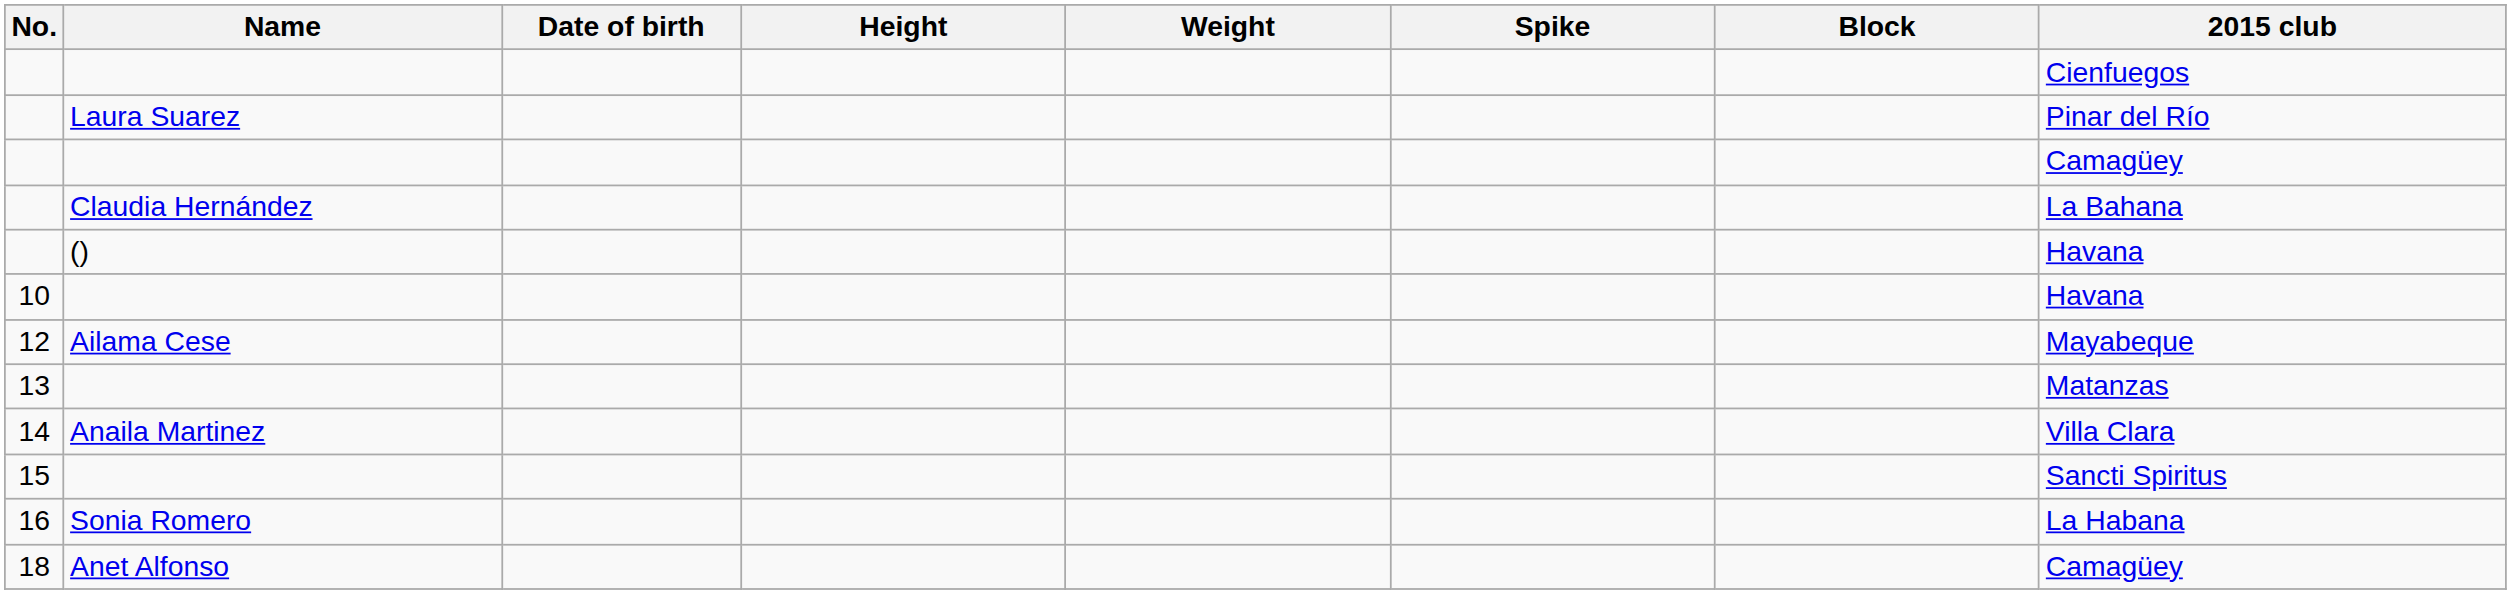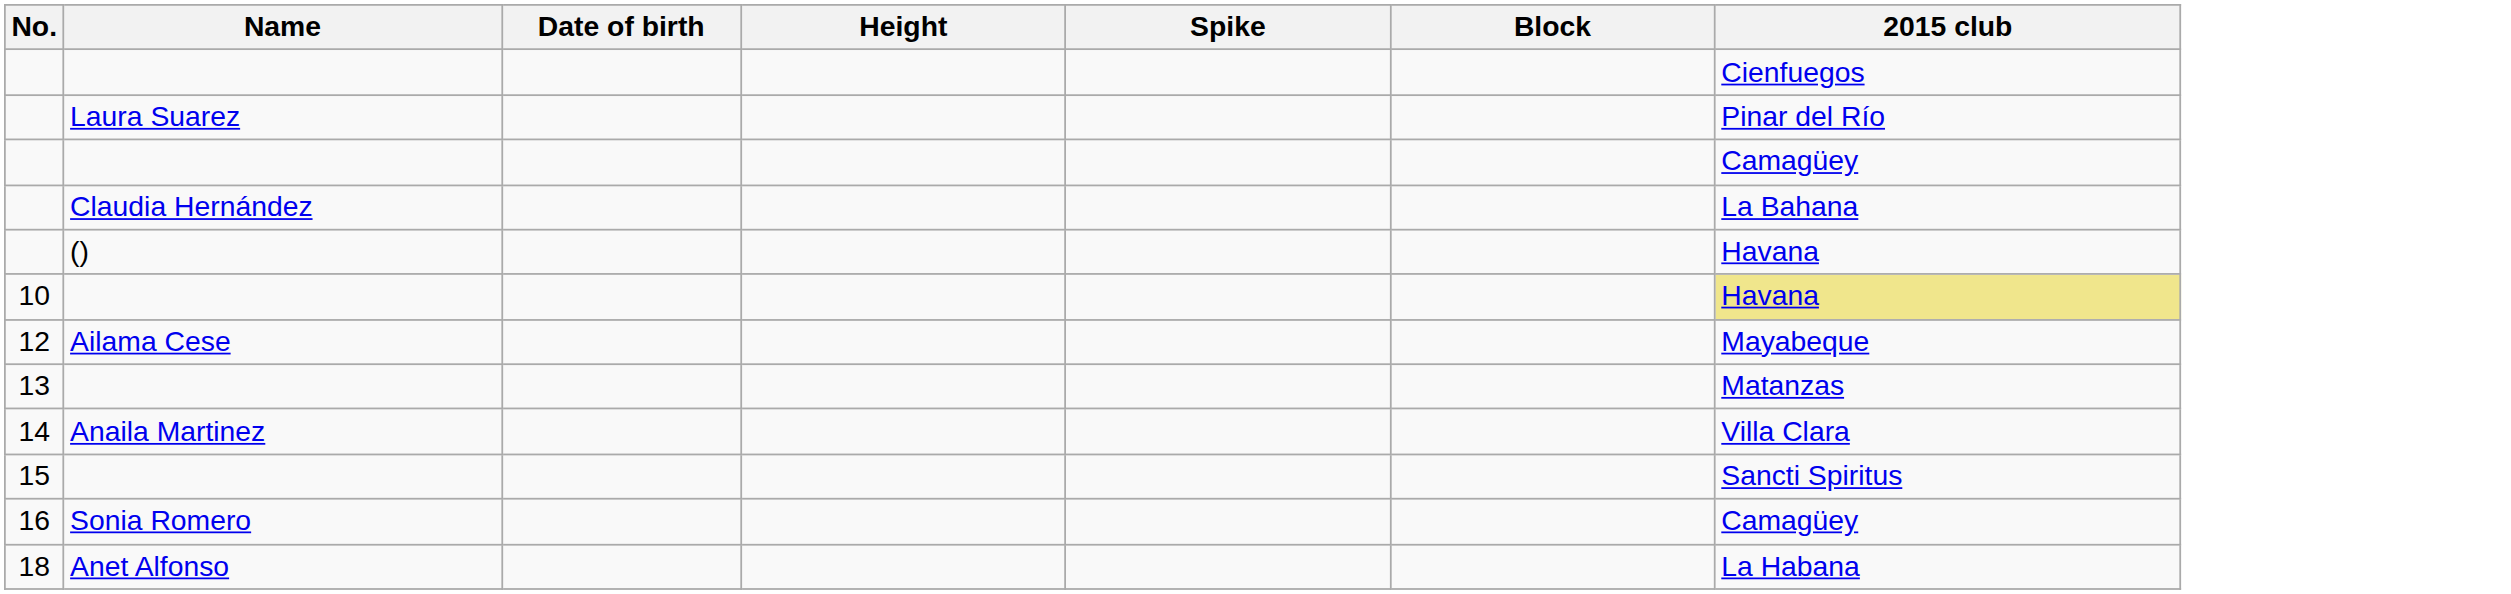- column: (1228, 26)
(2095, 296) no background -> (1770, 296) khaki background
(2115, 521) La Habana -> (1790, 521) Camagüey
(2114, 565) Camagüey -> (1791, 565) La Habana
